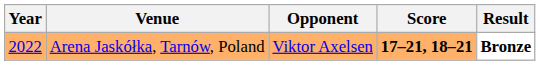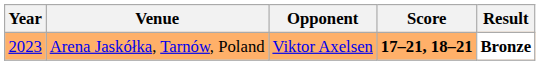(25, 46) 2022 -> (25, 46) 2023
